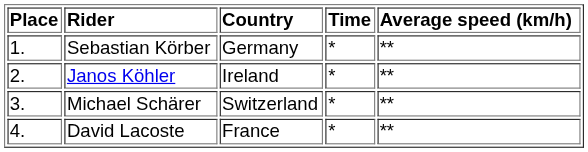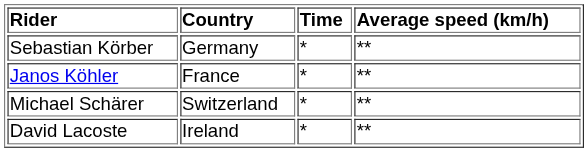- column: (34, 20)
(250, 75) Ireland -> (211, 75) France
(251, 131) France -> (210, 131) Ireland
